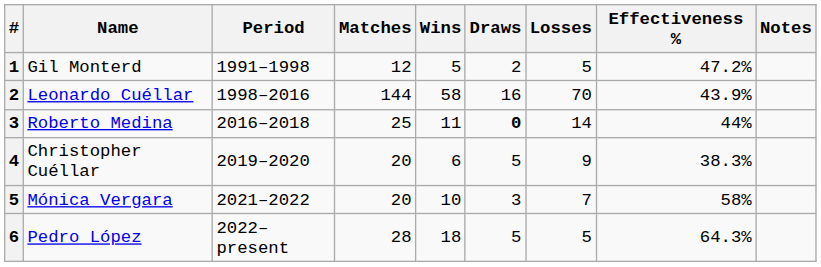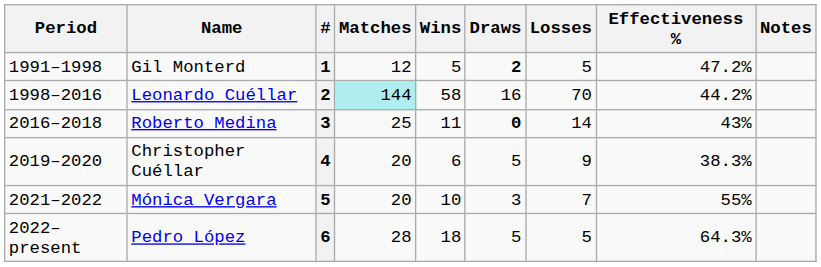columns swapped: (14, 29) <-> (274, 29)
(516, 67) normal -> (516, 67) bold
(396, 95) no background -> (396, 95) paleturquoise background
(726, 95) 43.9% -> (726, 95) 44.2%
(736, 123) 44% -> (736, 123) 43%
(736, 200) 58% -> (736, 200) 55%
